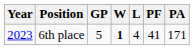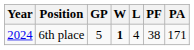(20, 34) 2023 -> (20, 34) 2024
(154, 34) 41 -> (154, 34) 38
